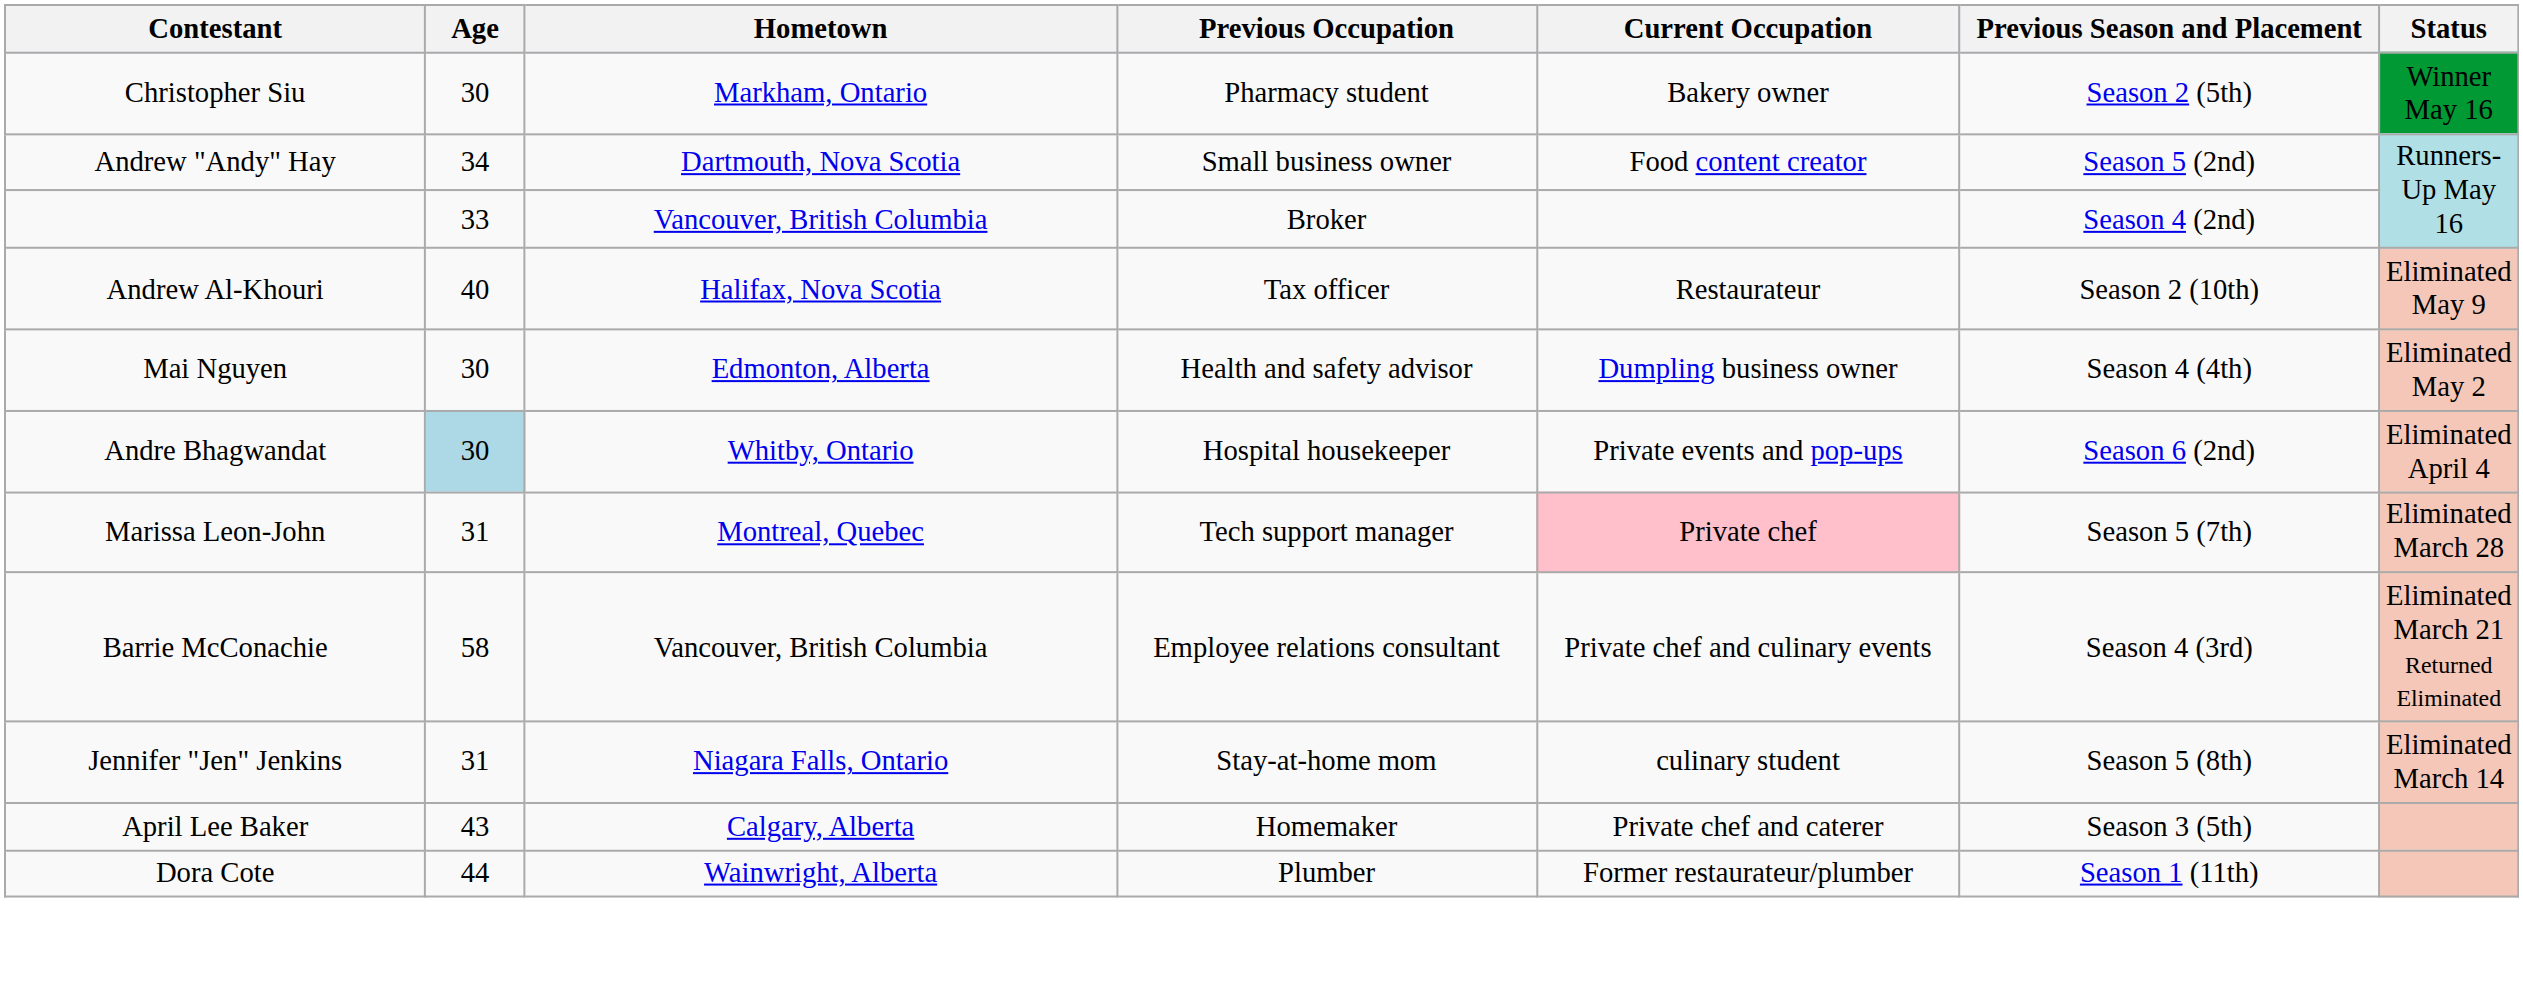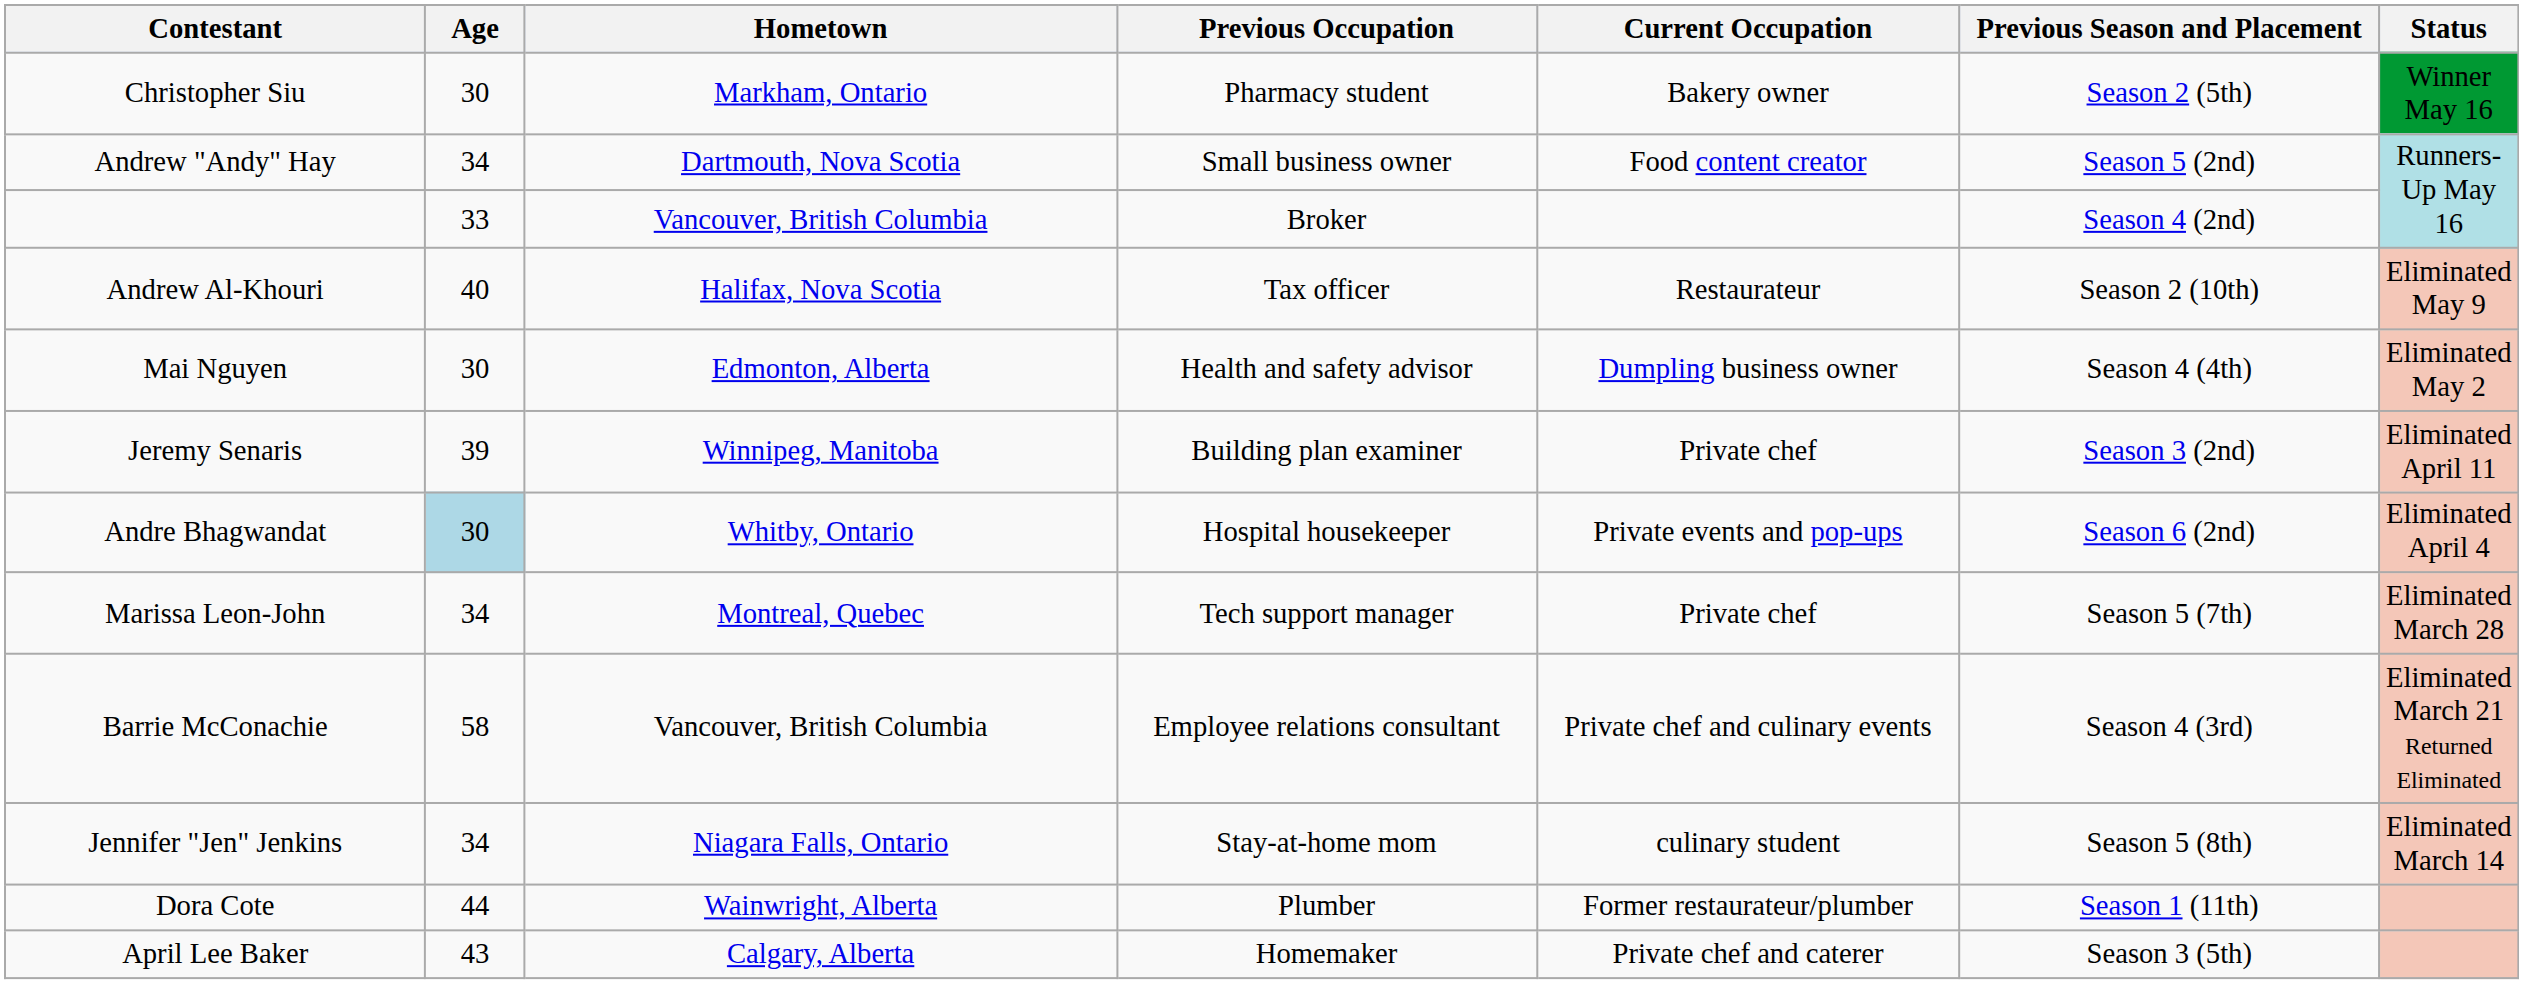+ row: (215, 450)
(475, 531) 31 -> (475, 613) 34
(1748, 531) pink background -> (1748, 613) no background
(475, 761) 31 -> (475, 842) 34
rows swapped: (215, 826) <-> (215, 873)
